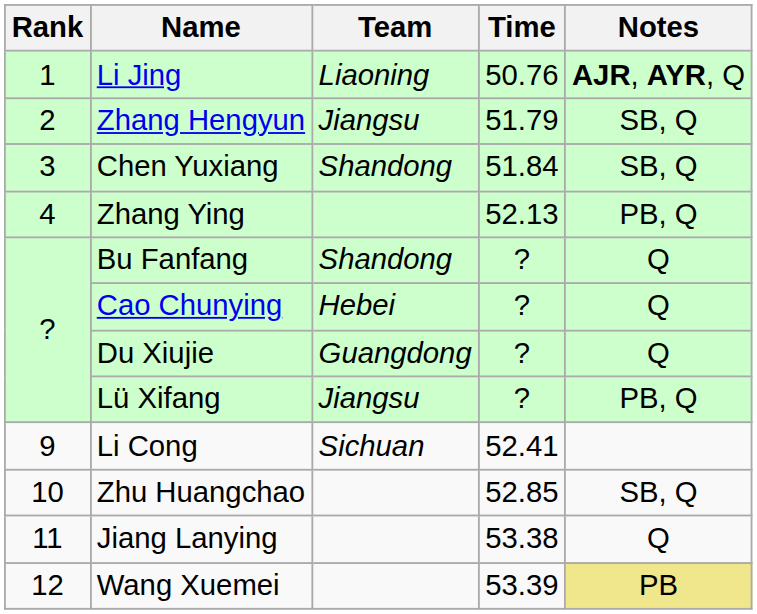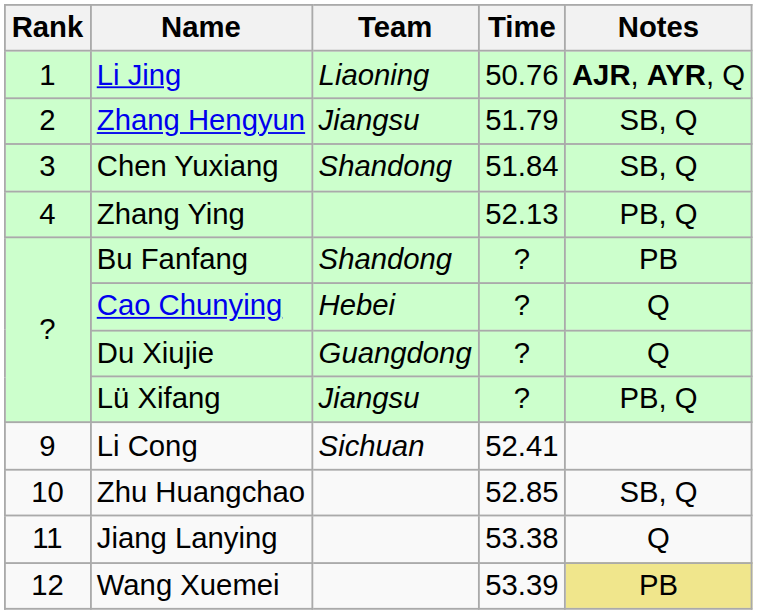(658, 259) Q -> (658, 259) PB
